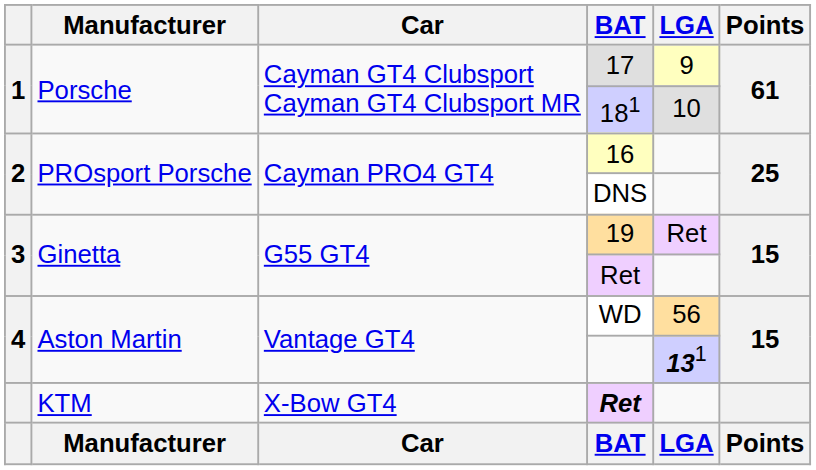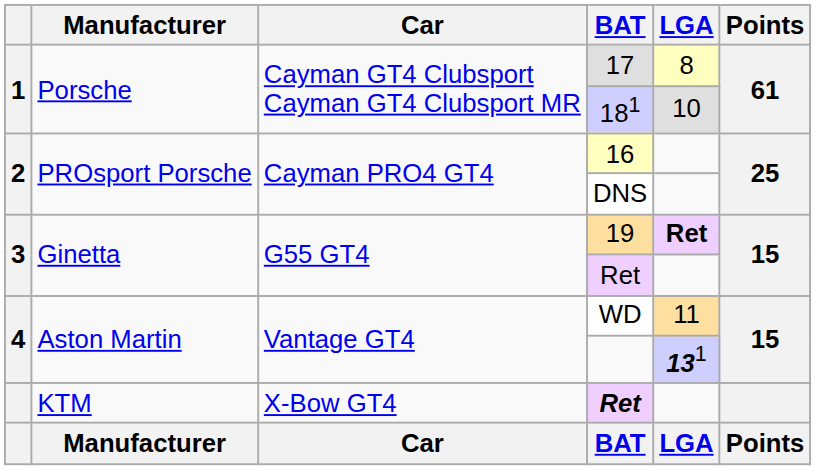(687, 65) 9 -> (687, 65) 8
(687, 234) normal -> (687, 234) bold
(687, 315) 56 -> (687, 315) 11
